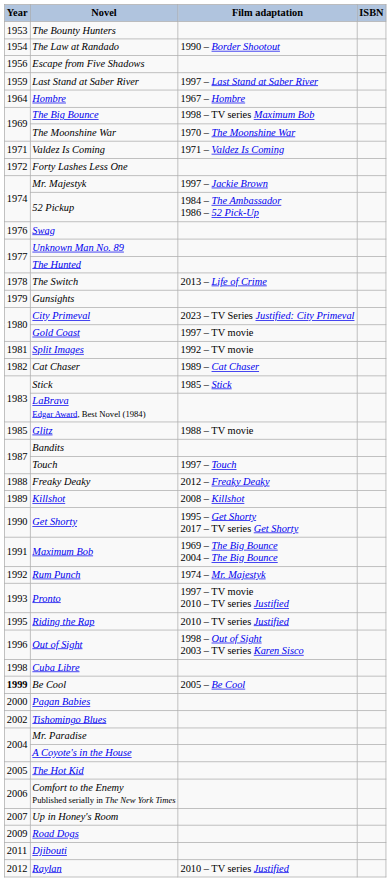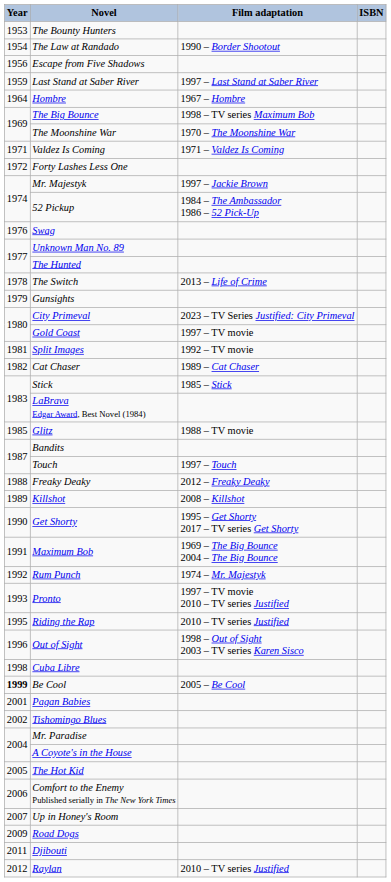(17, 702) 2000 -> (17, 702) 2001
